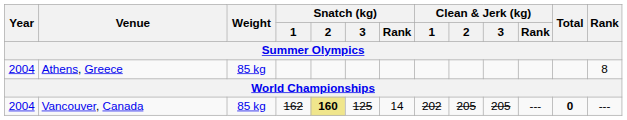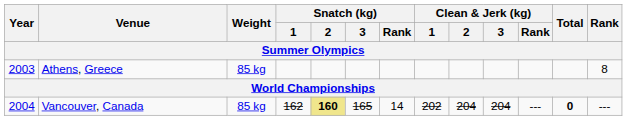(22, 69) 2004 -> (22, 69) 2003
(362, 106) 125 -> (362, 106) 165
(466, 106) 205 -> (466, 106) 204
(501, 106) 205 -> (501, 106) 204
